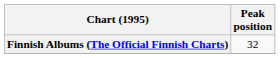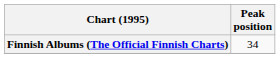(253, 44) 32 -> (253, 44) 34
